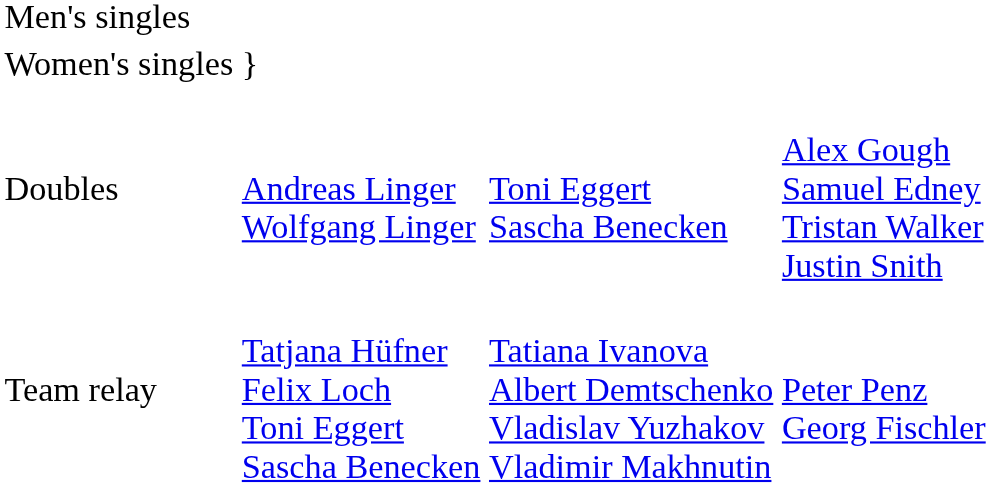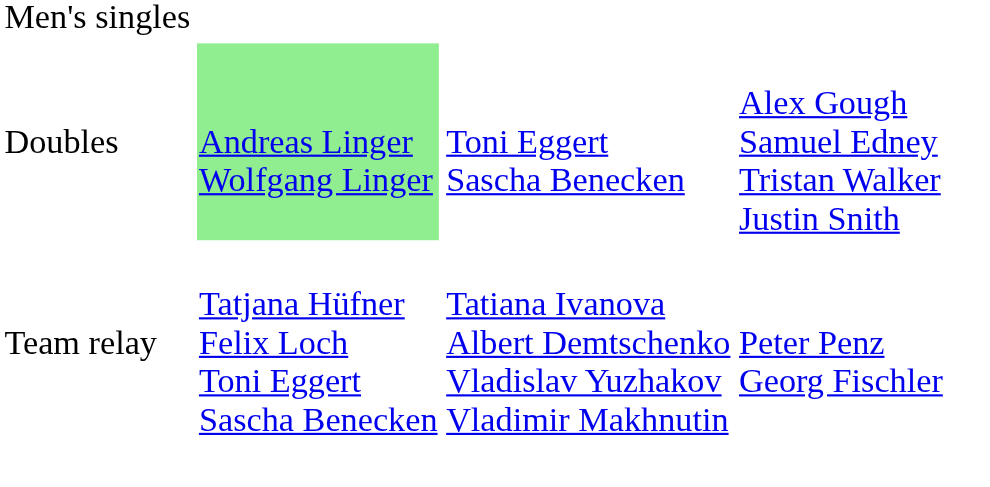- row: (119, 64)
(359, 207) no background -> (316, 160) lightgreen background
